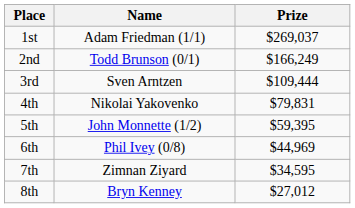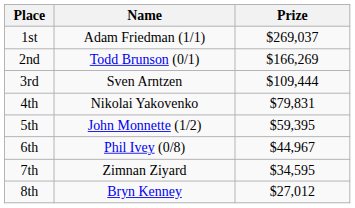(292, 59) $166,249 -> (292, 59) $166,269
(292, 147) $44,969 -> (292, 147) $44,967
